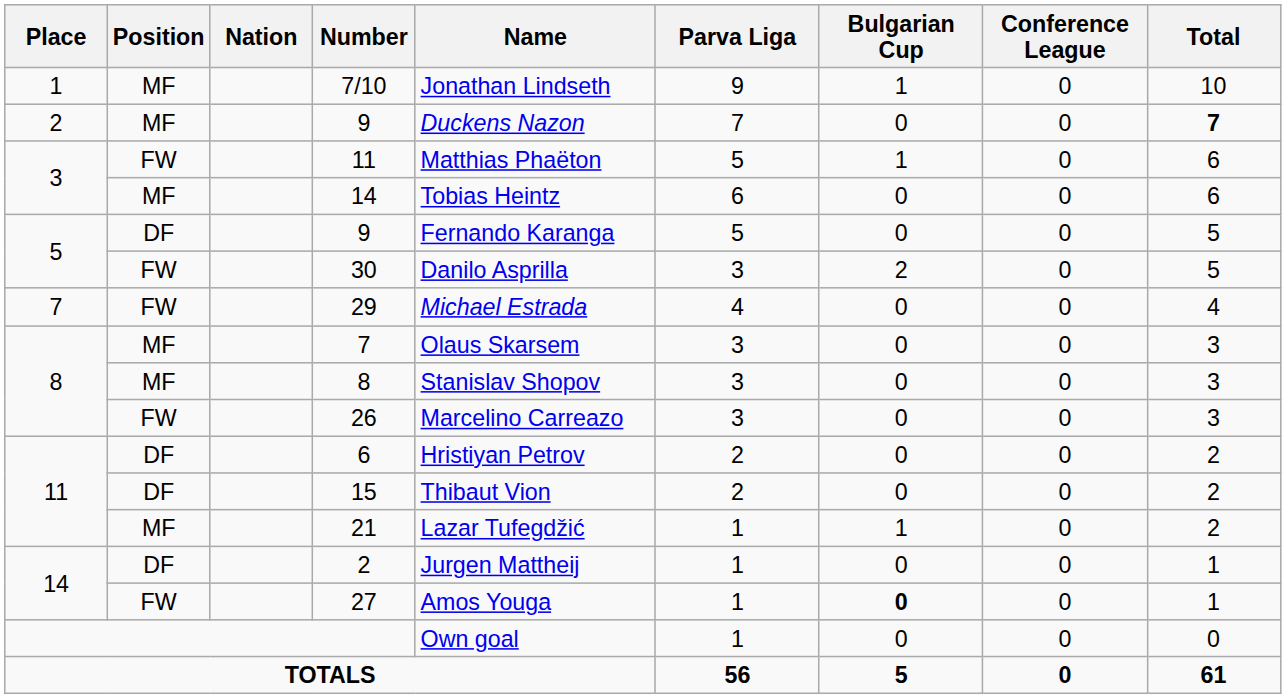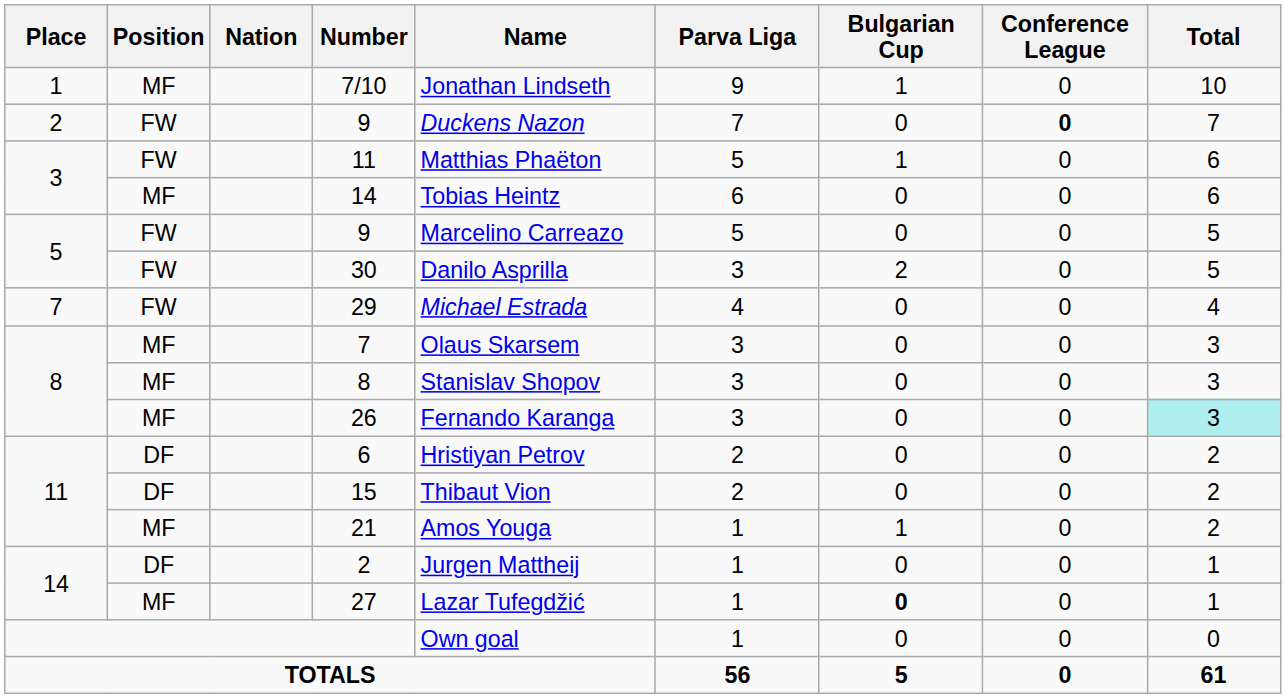(159, 123) MF -> (159, 123) FW
(1065, 123) normal -> (1065, 123) bold
(1214, 123) bold -> (1214, 123) normal
(159, 233) DF -> (159, 233) FW
(517, 233) Fernando Karanga -> (522, 233) Marcelino Carreazo
(159, 418) FW -> (159, 418) MF
(522, 418) Marcelino Carreazo -> (517, 418) Fernando Karanga
(1214, 418) no background -> (1214, 418) paleturquoise background
(503, 528) Lazar Tufegdžić -> (486, 528) Amos Youga
(159, 602) FW -> (159, 602) MF
(486, 602) Amos Youga -> (503, 602) Lazar Tufegdžić
